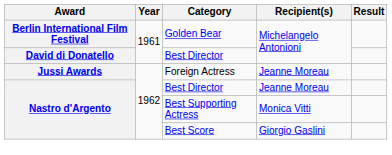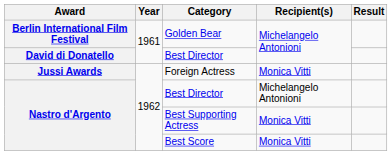(294, 71) Jeanne Moreau -> (285, 71) Monica Vitti
(294, 87) Jeanne Moreau -> (289, 93) Michelangelo Antonioni
(292, 131) Giorgio Gaslini -> (285, 142) Monica Vitti
